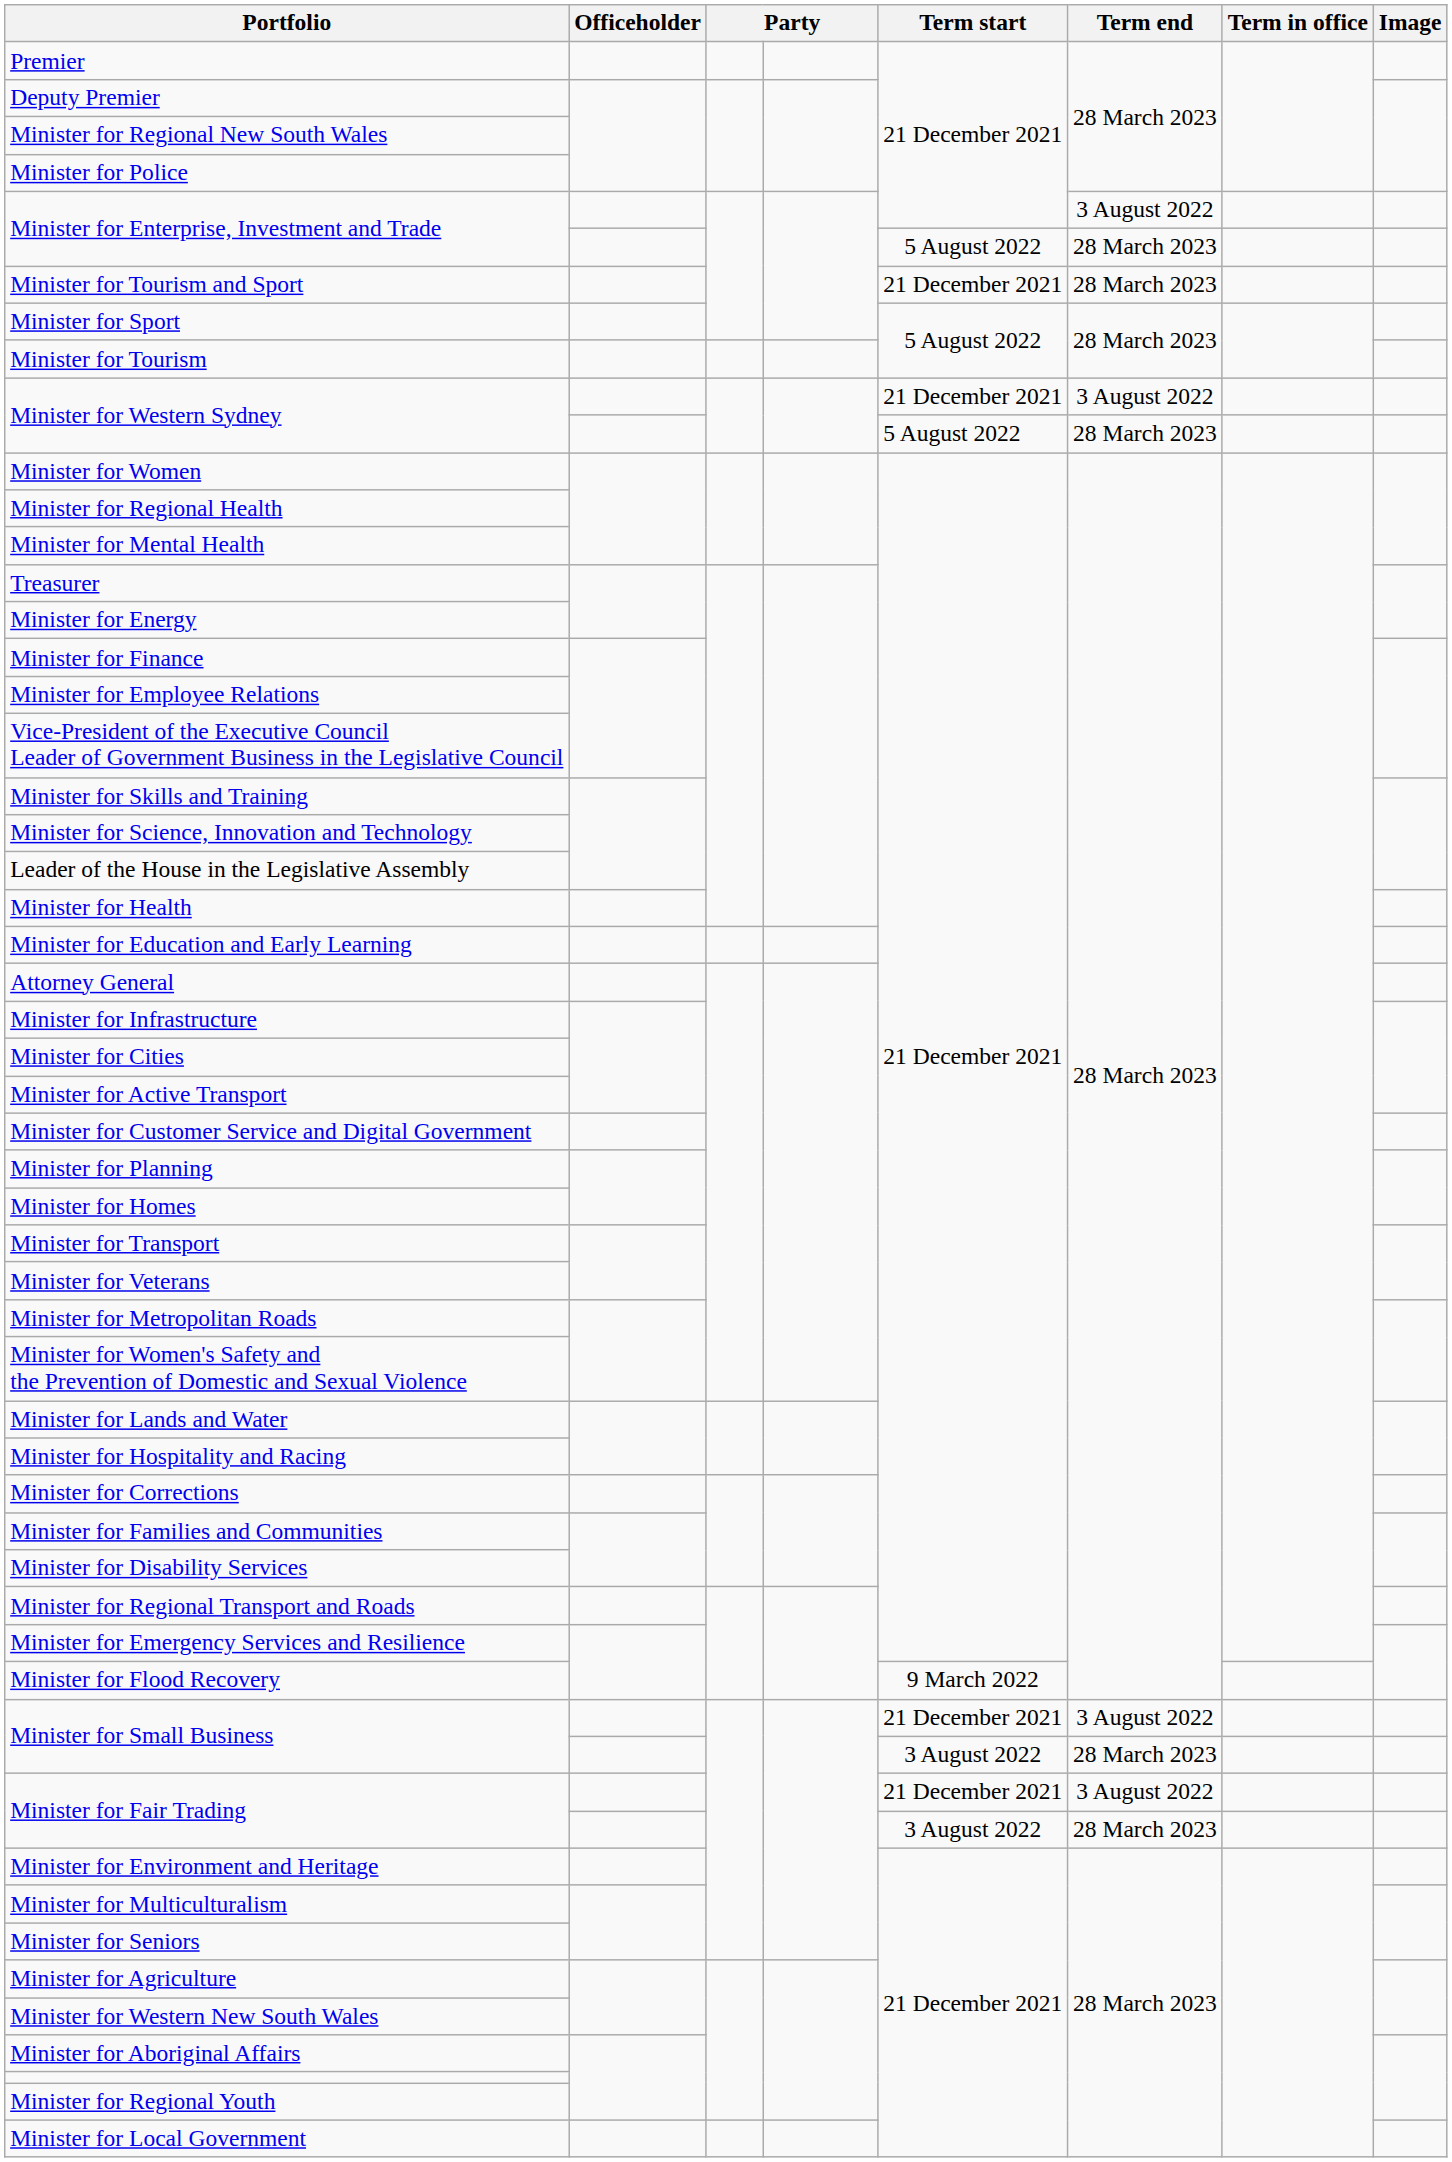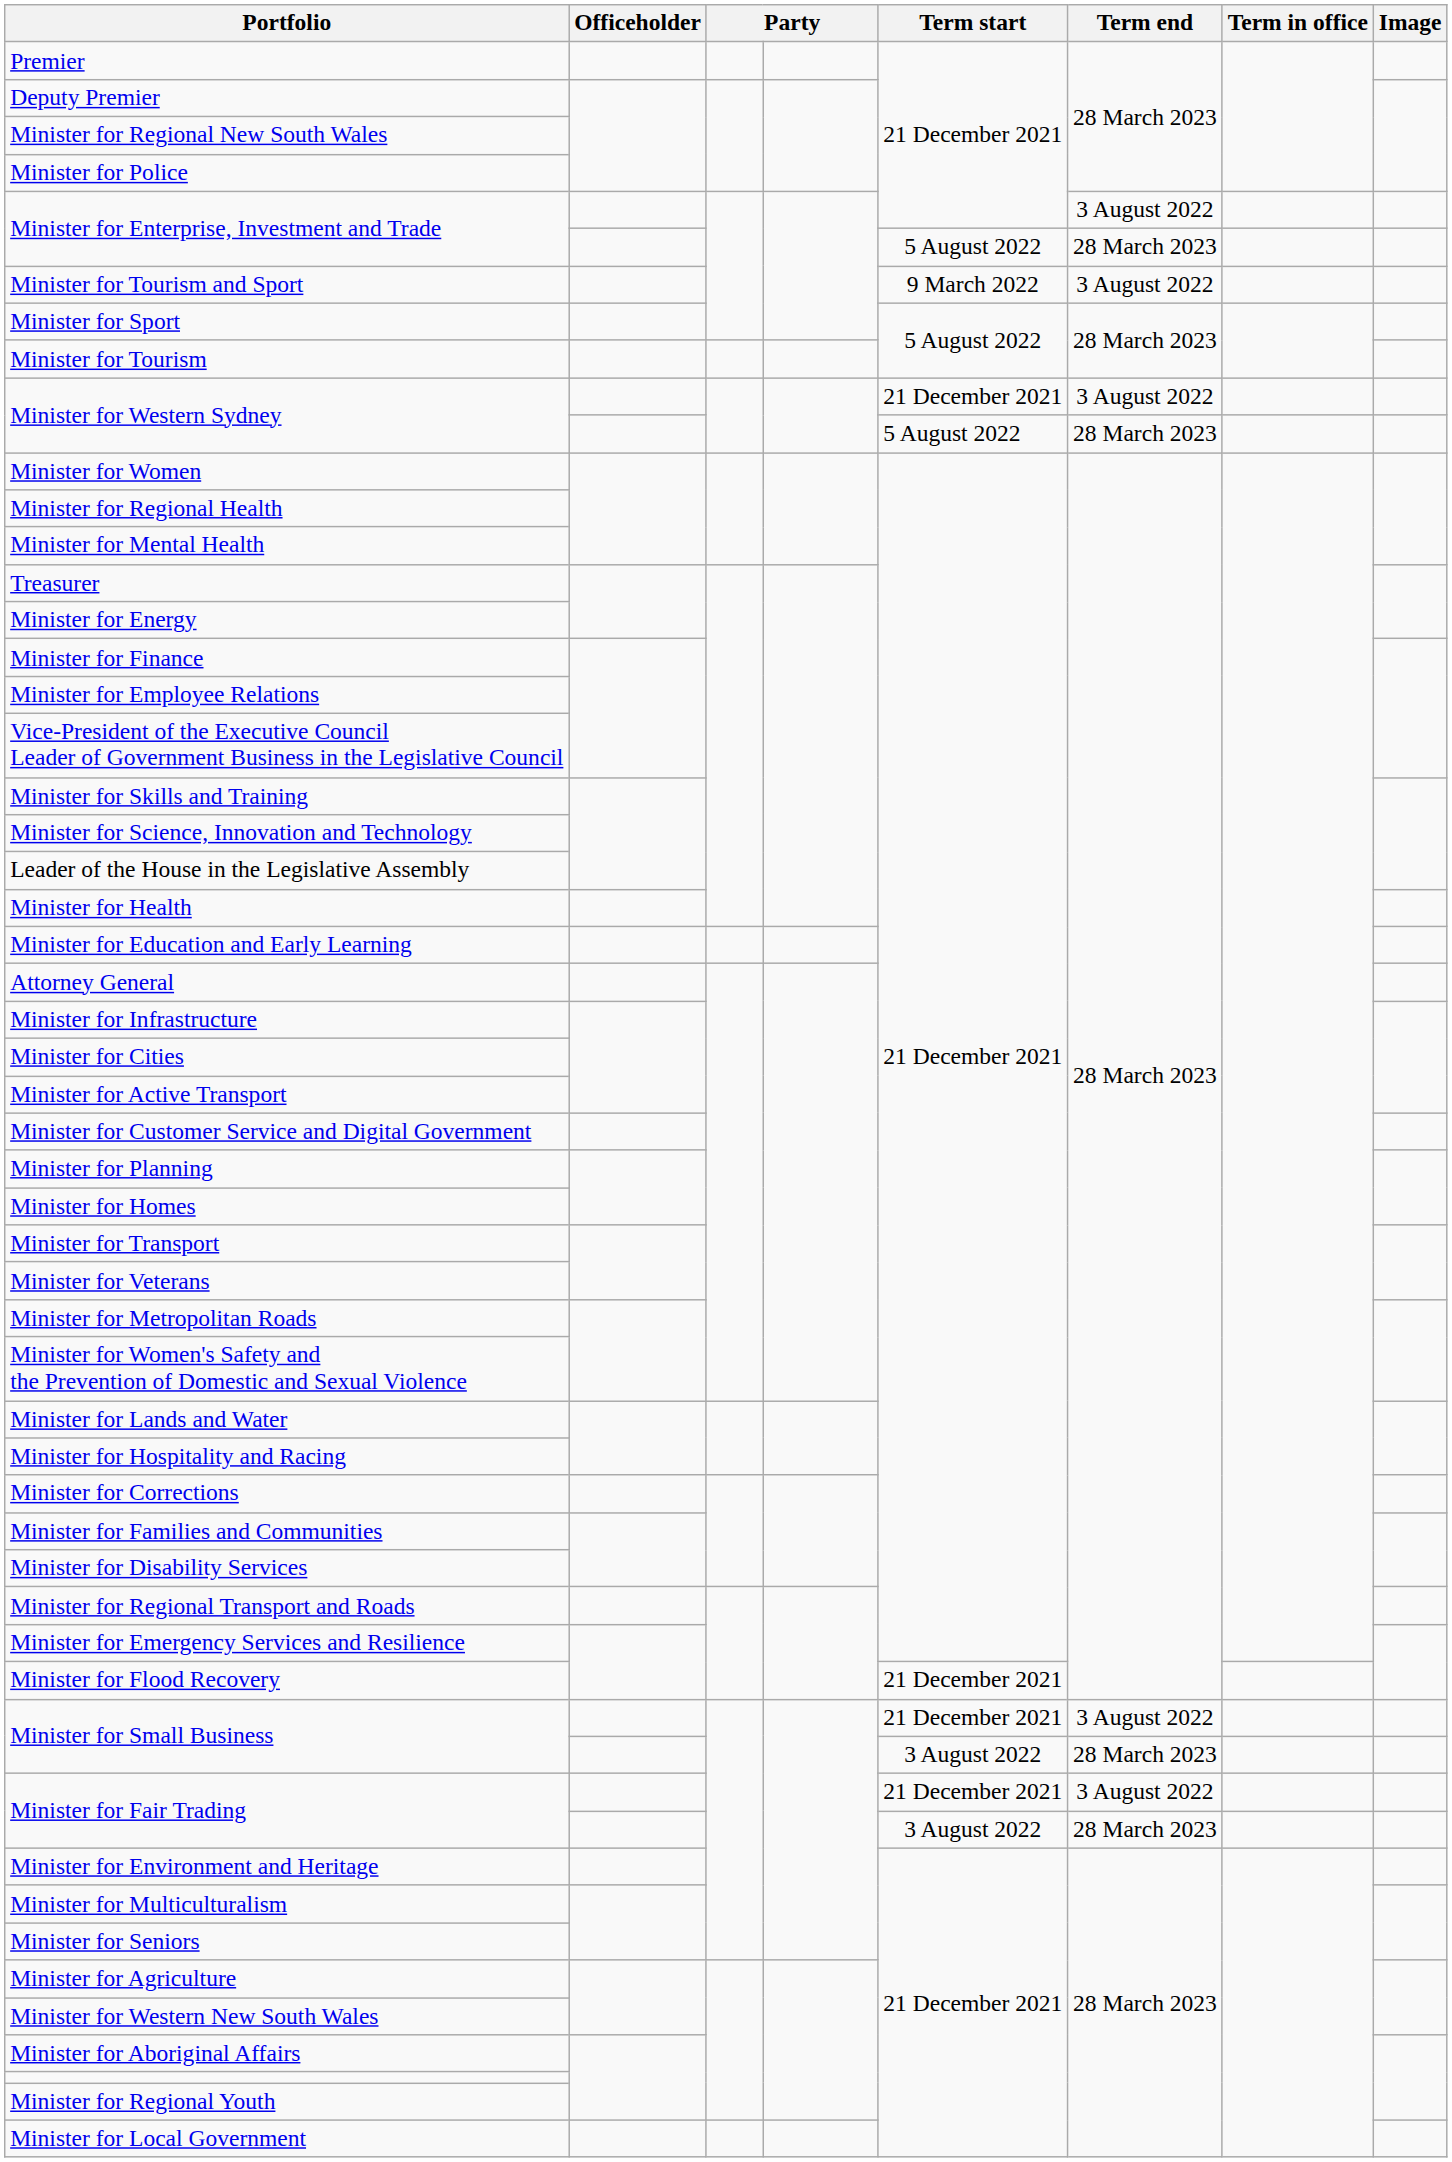(973, 284) 21 December 2021 -> (973, 284) 9 March 2022
(1145, 284) 28 March 2023 -> (1145, 284) 3 August 2022
(973, 1680) 9 March 2022 -> (973, 1680) 21 December 2021
